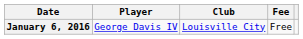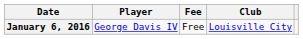columns swapped: (224, 12) <-> (281, 12)
